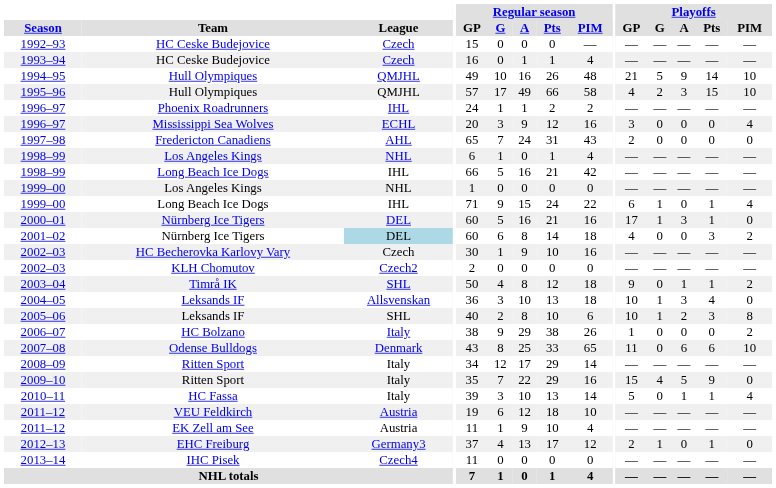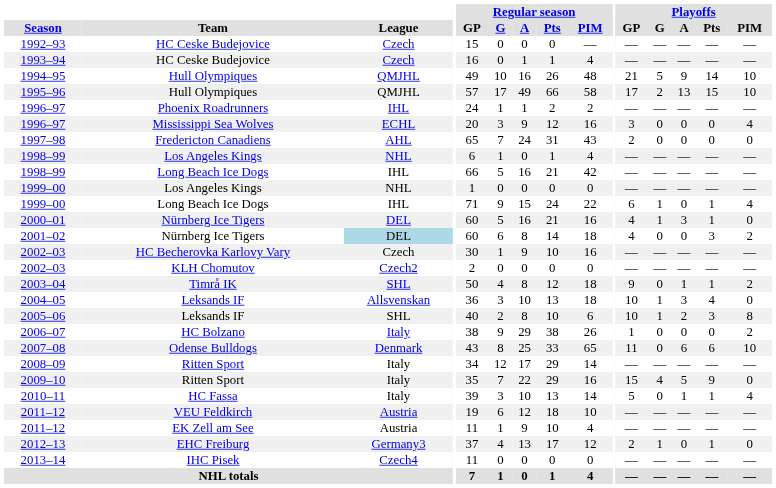(631, 92) 4 -> (631, 92) 17
(684, 92) 3 -> (684, 92) 13
(631, 220) 17 -> (631, 220) 4
